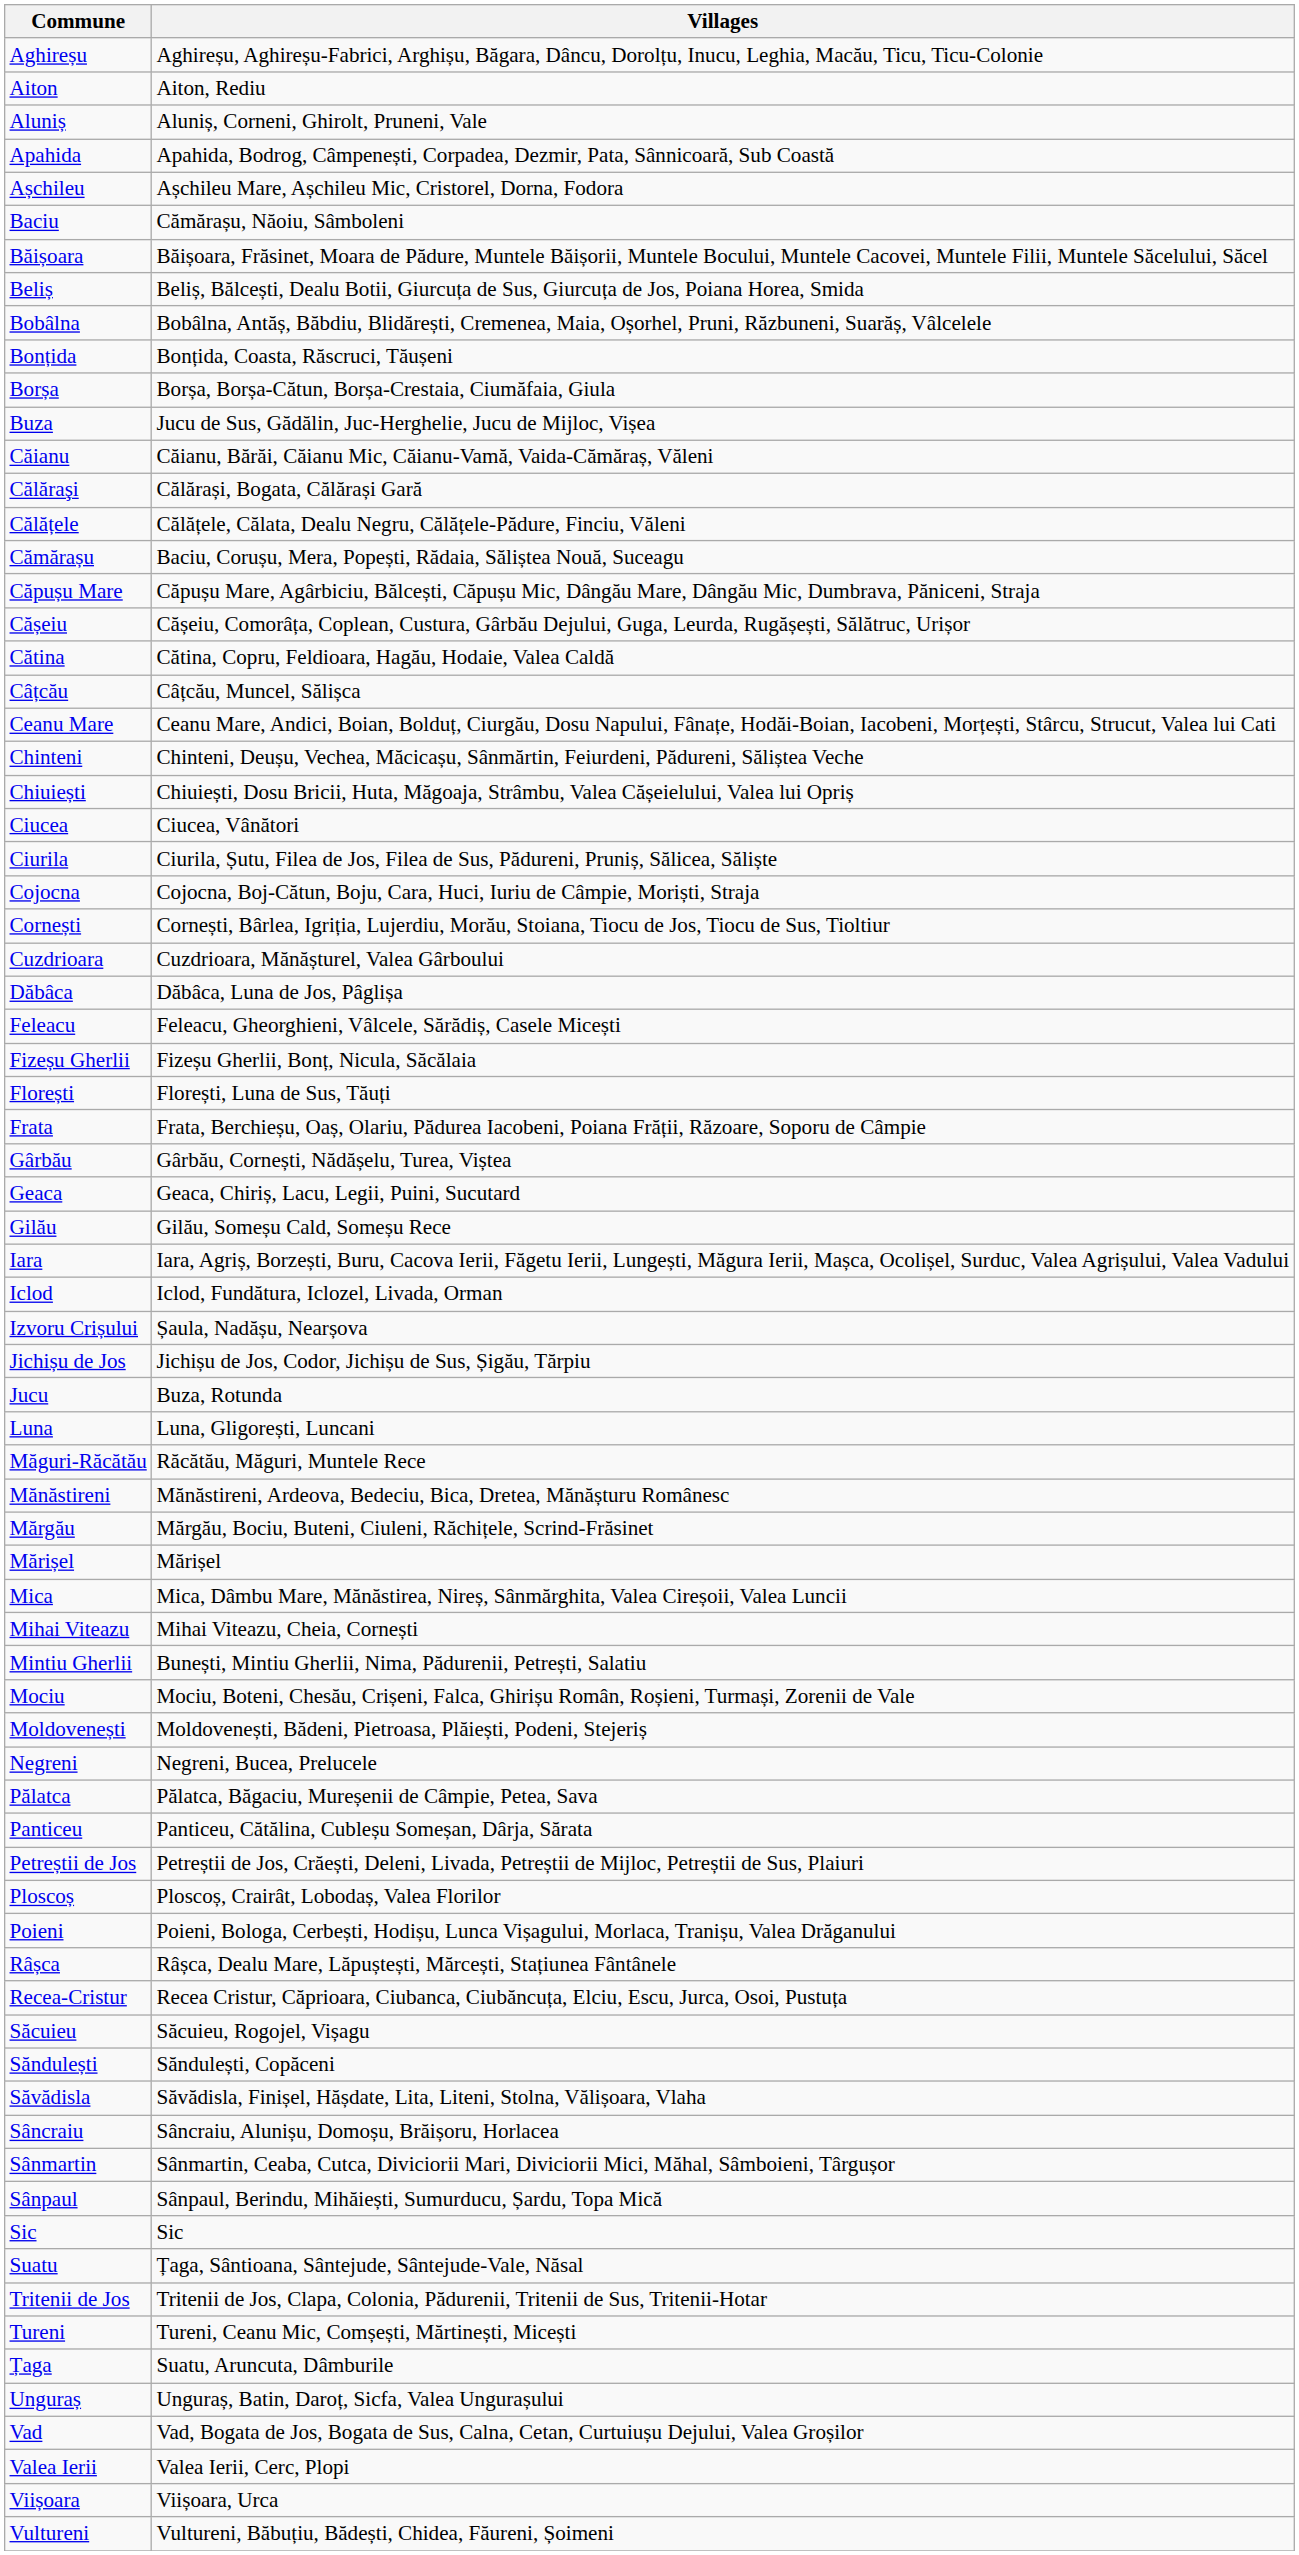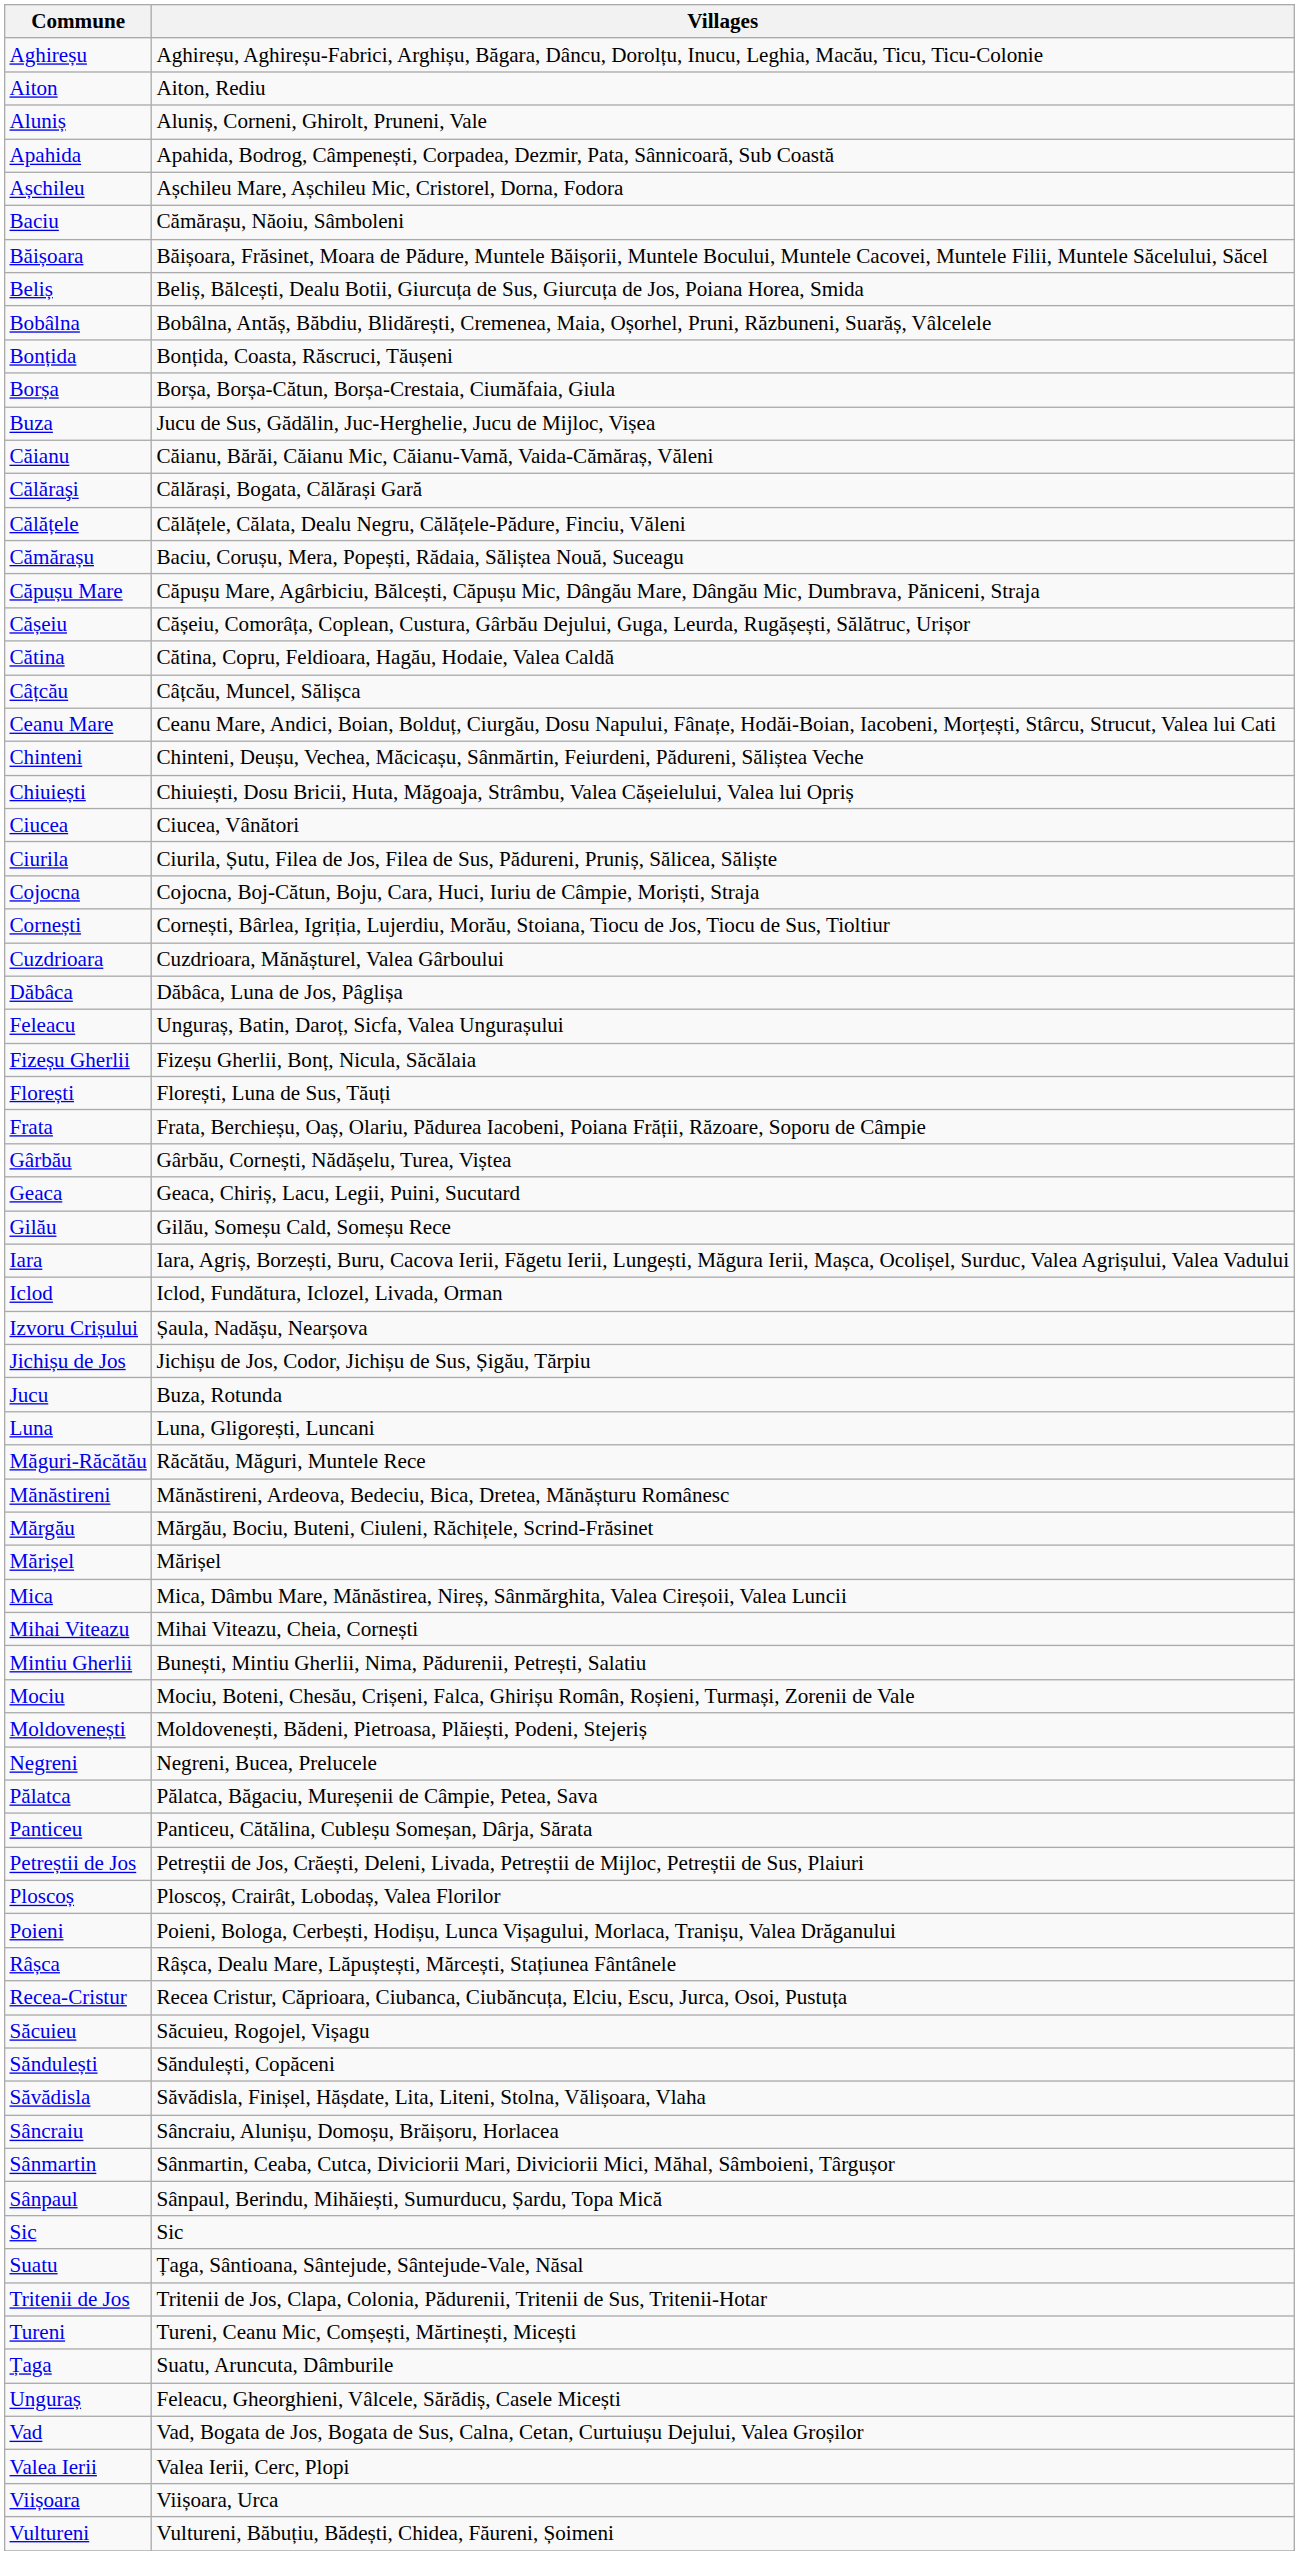(389, 1026) Feleacu, Gheorghieni, Vâlcele, Sărădiș, Casele Micești -> (360, 1026) Unguraș, Batin, Daroț, Sicfa, Valea Ungurașului
(360, 2399) Unguraș, Batin, Daroț, Sicfa, Valea Ungurașului -> (389, 2399) Feleacu, Gheorghieni, Vâlcele, Sărădiș, Casele Micești
